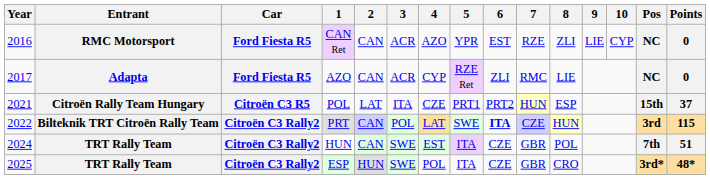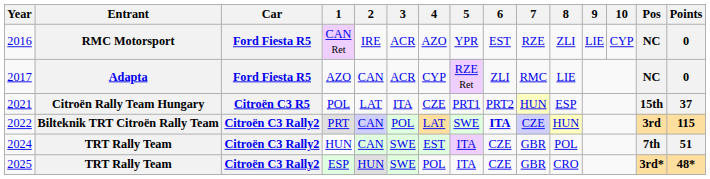(371, 41) CAN -> (371, 41) IRE
